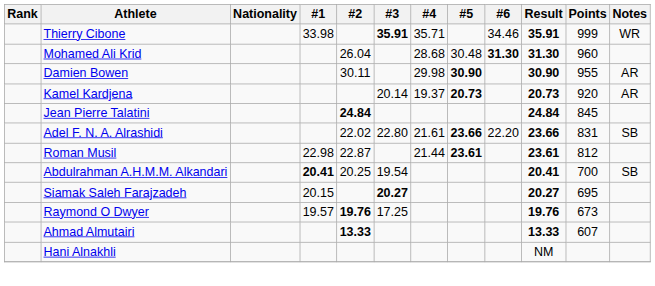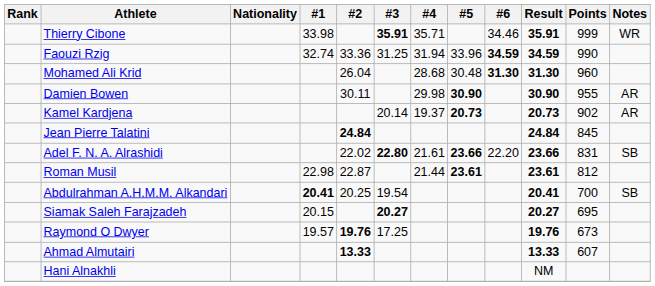+ row: (76, 53)
(588, 93) 920 -> (588, 113) 902
(392, 133) normal -> (392, 152) bold
